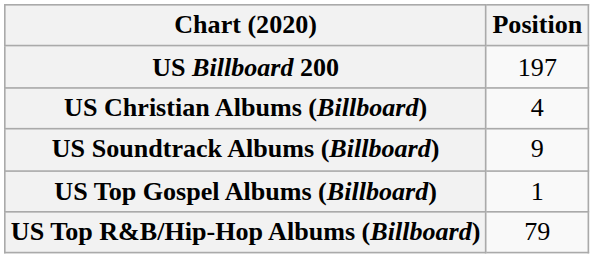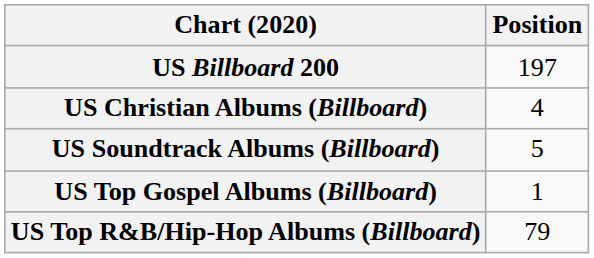(537, 149) 9 -> (537, 149) 5
